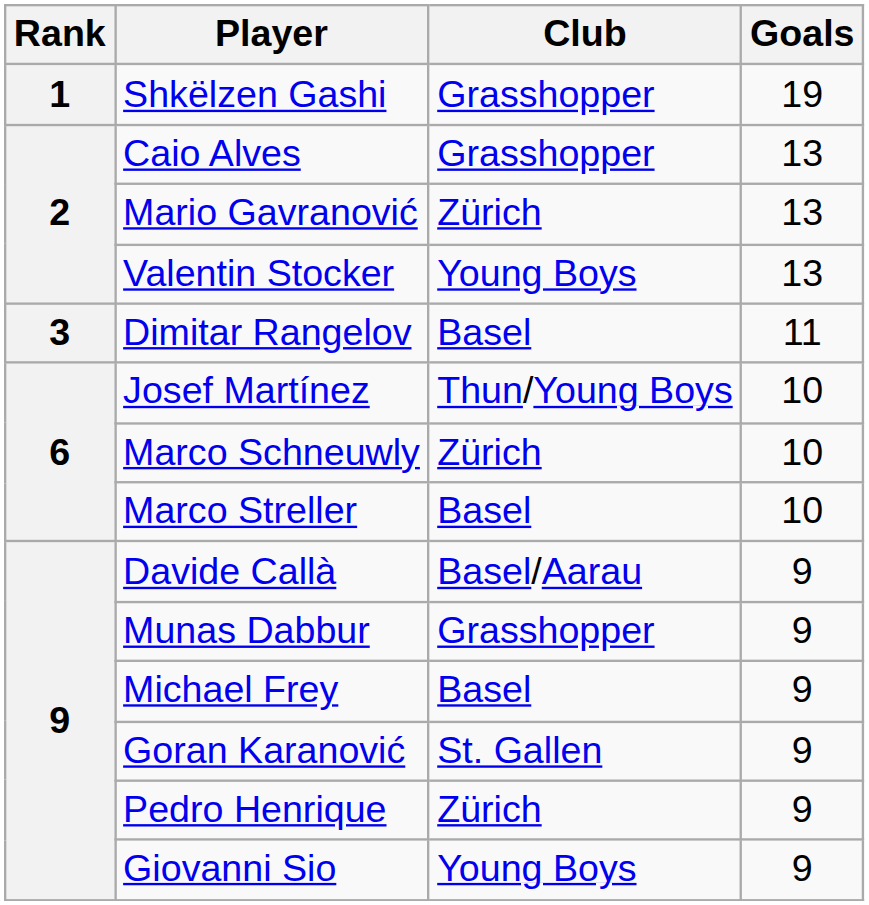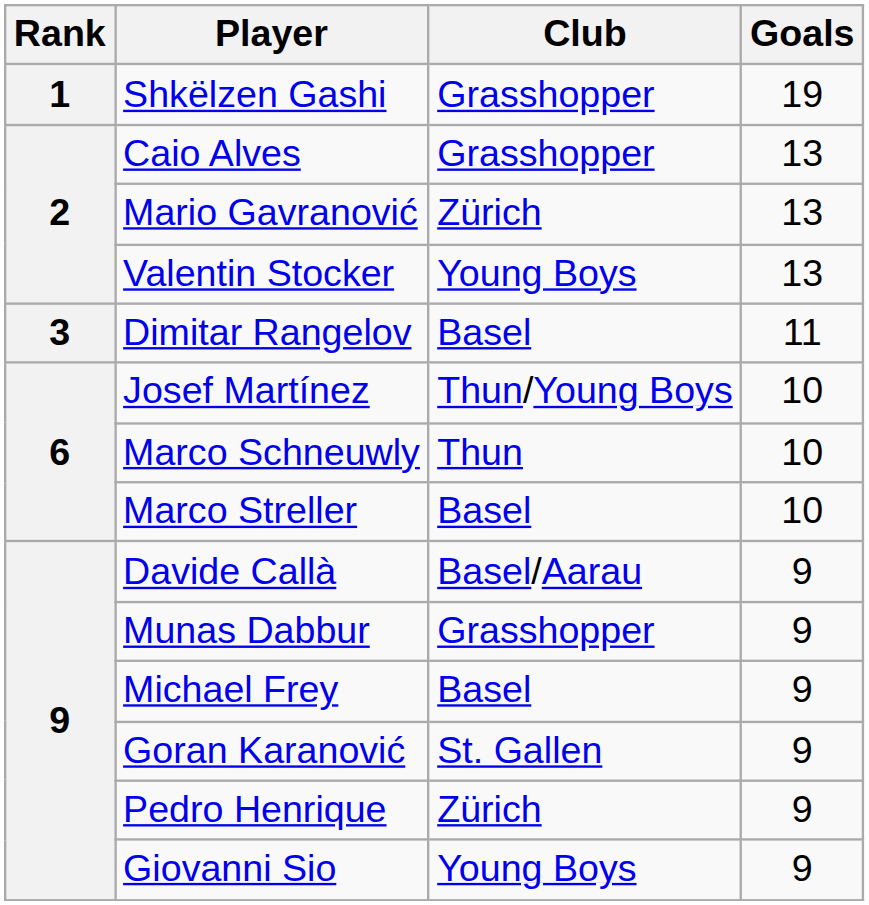(489, 451) Zürich -> (480, 451) Thun
